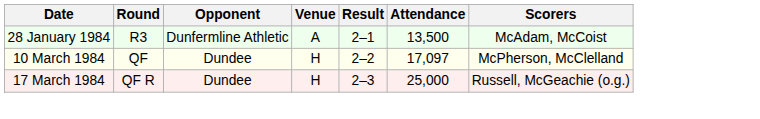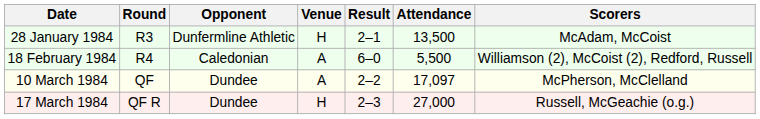(315, 37) A -> (321, 37) H
+ row: (62, 59)
(315, 59) H -> (321, 80) A
(428, 80) 25,000 -> (434, 102) 27,000
